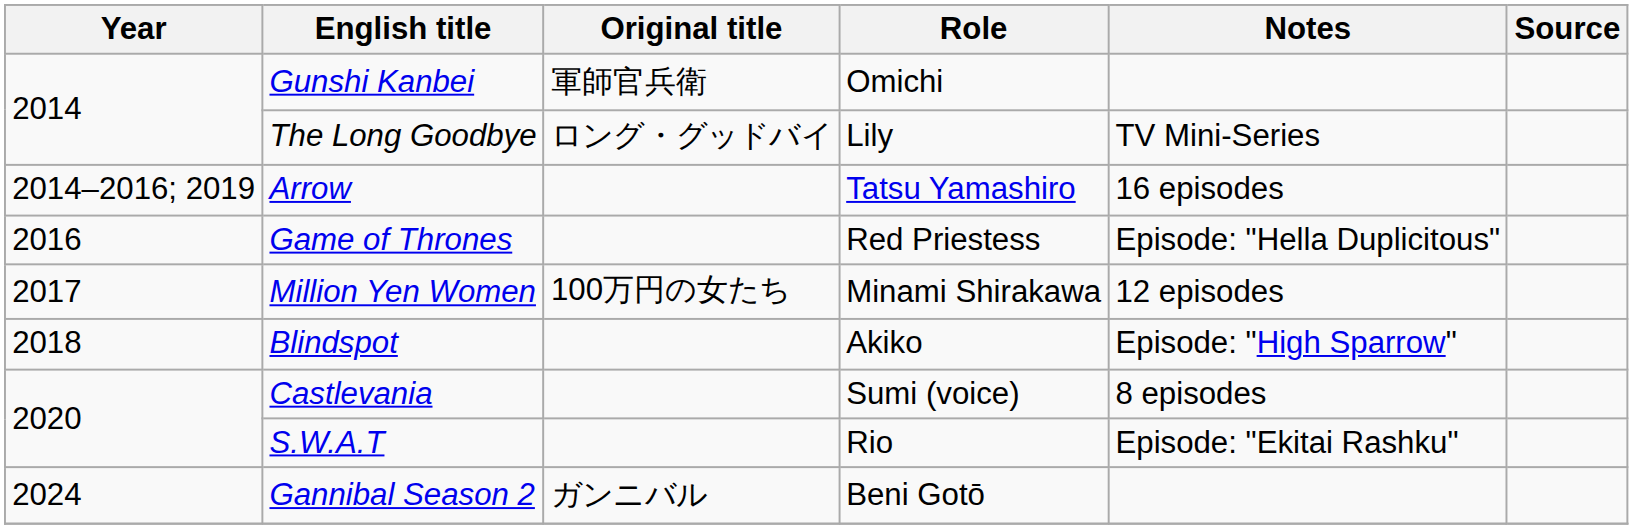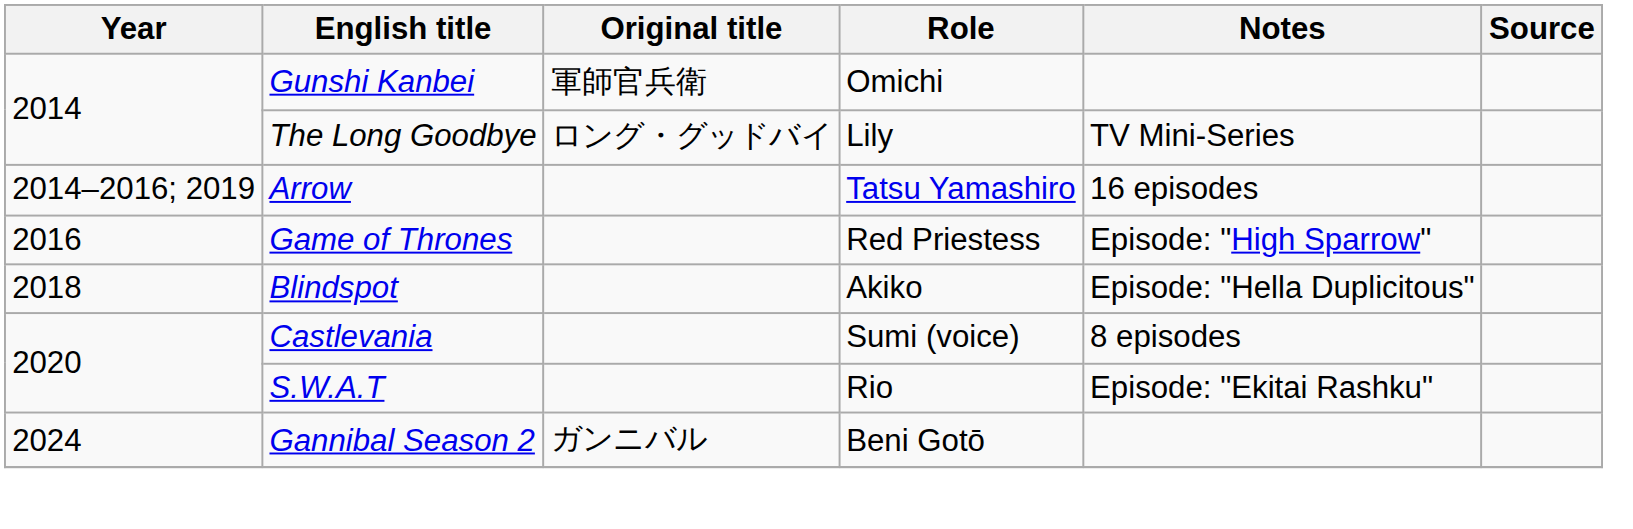(1308, 238) Episode: "Hella Duplicitous" -> (1261, 238) Episode: "High Sparrow"
- row: (403, 291)
(1286, 343) Episode: "High Sparrow" -> (1282, 288) Episode: "Hella Duplicitous"
